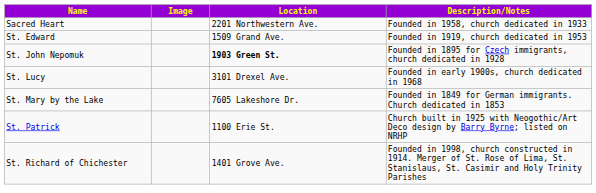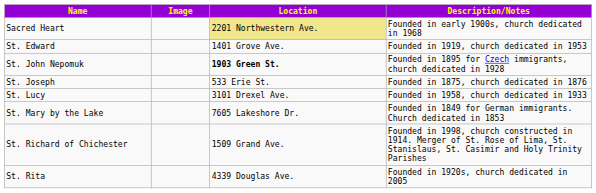(265, 24) no background -> (265, 29) khaki background
(487, 24) Founded in 1958, church dedicated in 1933 -> (485, 29) Founded in early 1900s, church dedicated in 1968
(248, 37) 1509 Grand Ave. -> (248, 46) 1401 Grove Ave.
+ row: (30, 82)
(485, 77) Founded in early 1900s, church dedicated in 1968 -> (487, 95) Founded in 1958, church dedicated in 1933
- row: (33, 127)
(248, 163) 1401 Grove Ave. -> (248, 145) 1509 Grand Ave.
+ row: (26, 176)
